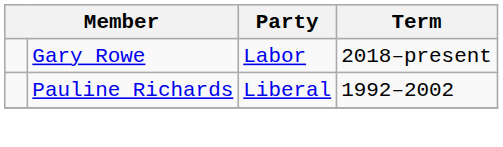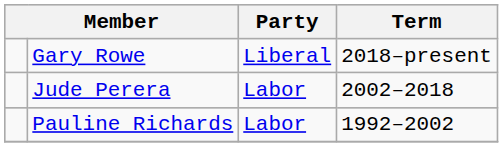(275, 56) Labor -> (287, 56) Liberal
+ row: (101, 90)
(287, 90) Liberal -> (275, 124) Labor
